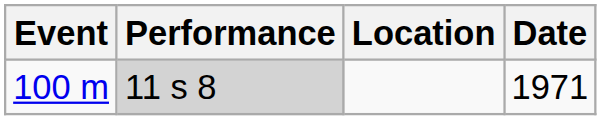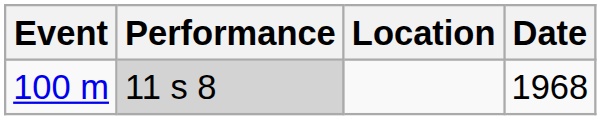(550, 87) 1971 -> (550, 87) 1968
